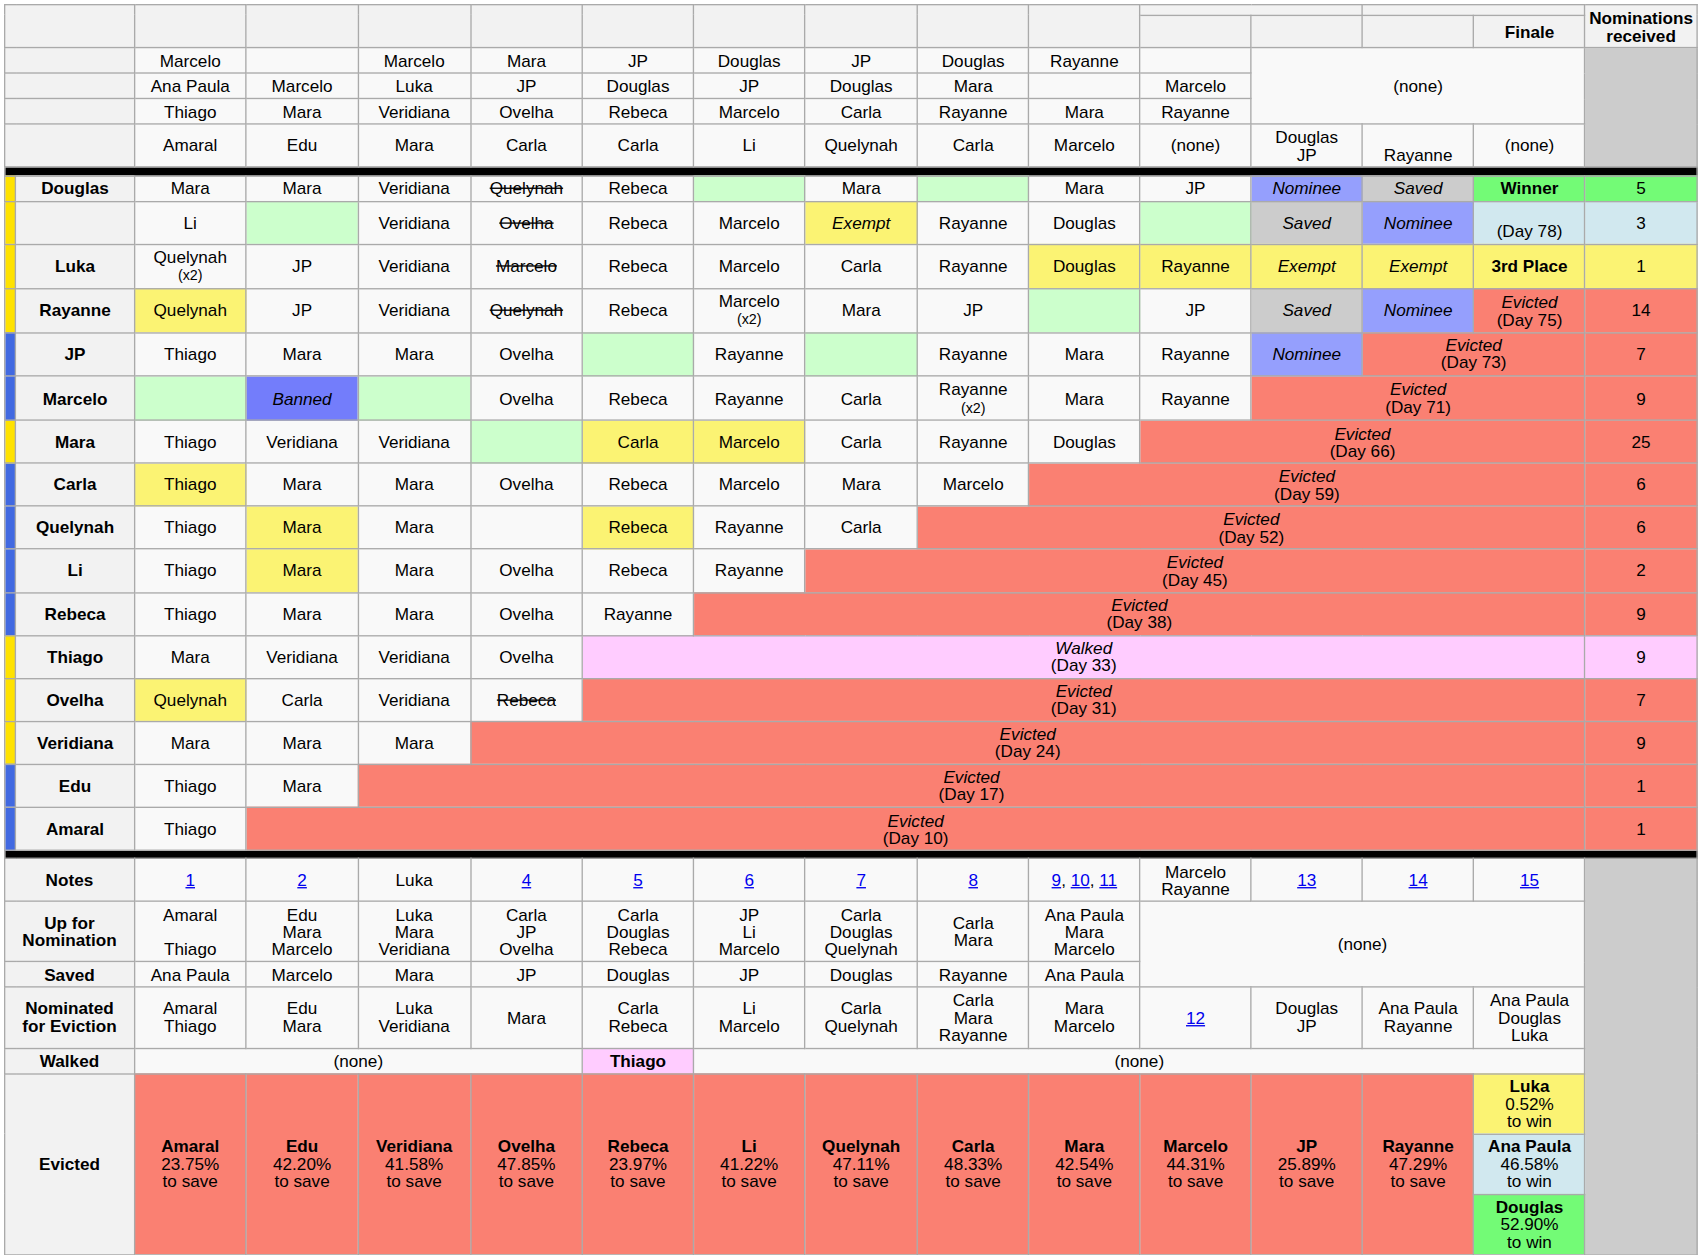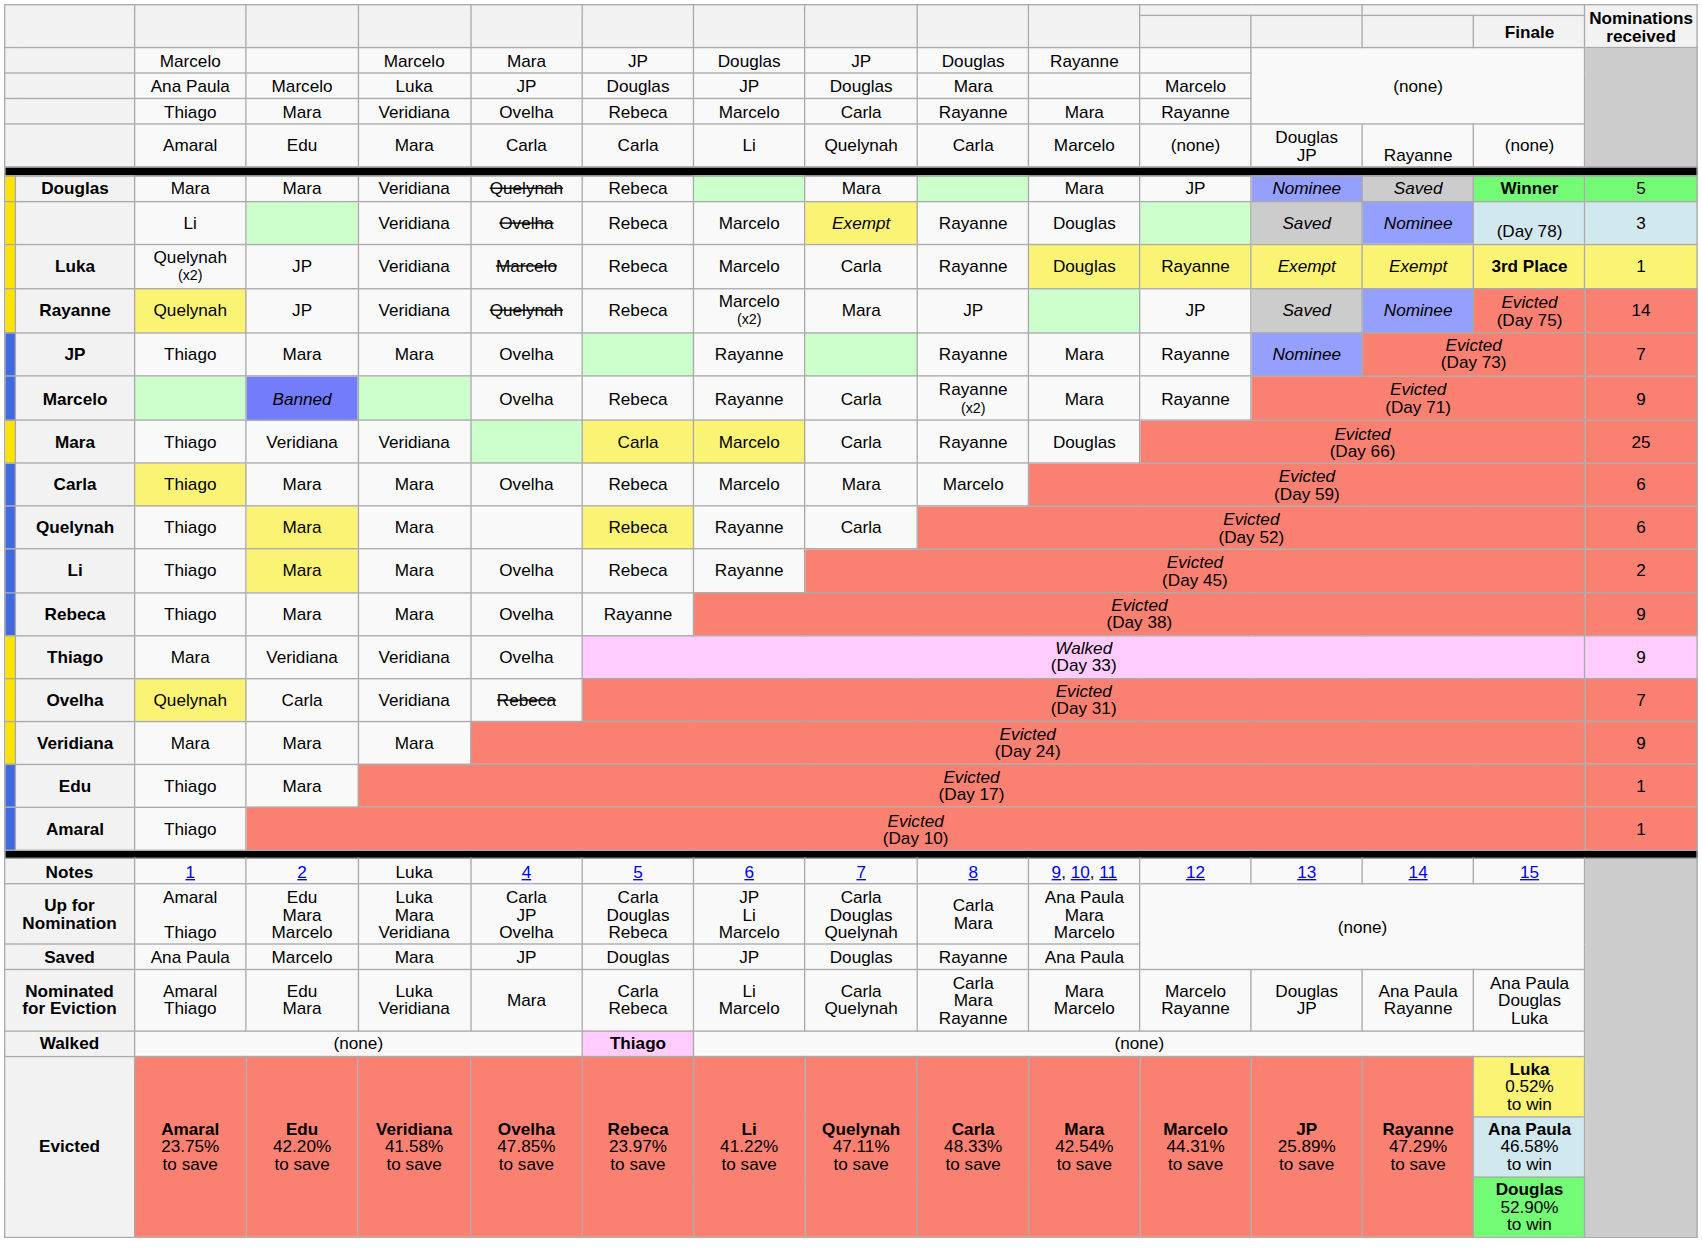(1196, 880) Marcelo Rayanne -> (1196, 871) 12
(1196, 1017) 12 -> (1196, 1000) Marcelo Rayanne
